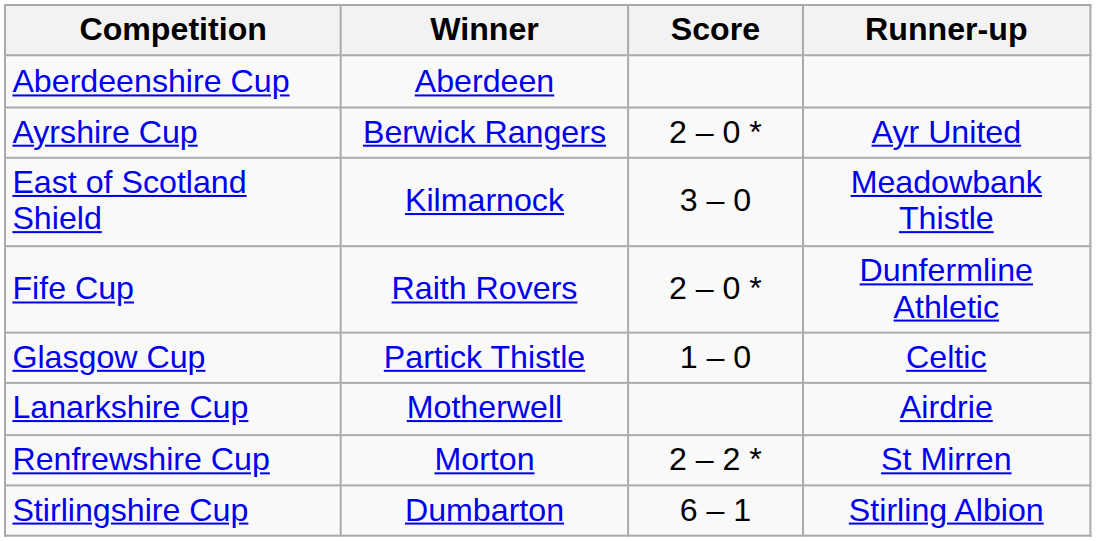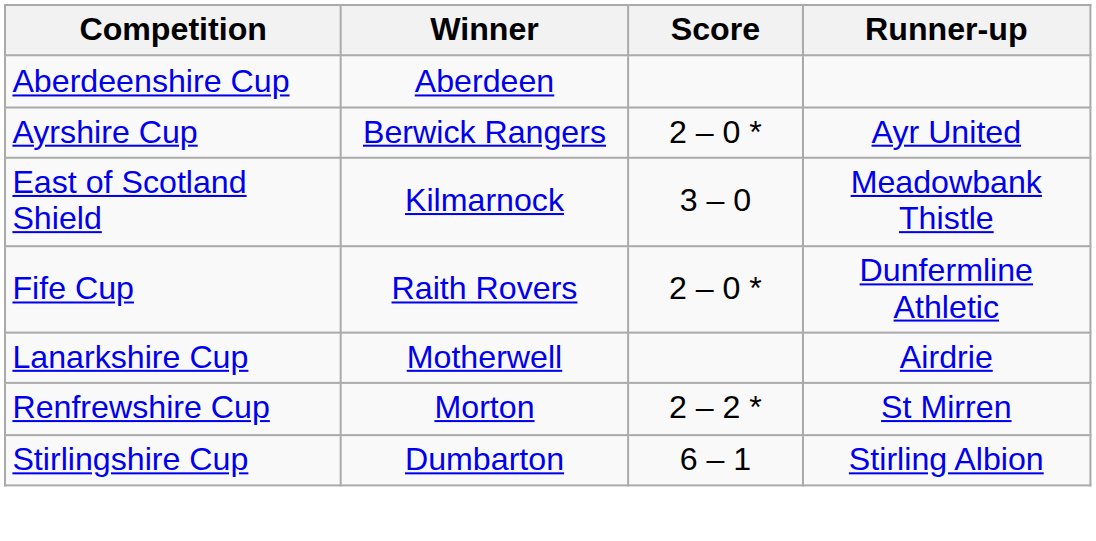- row: (109, 357)
